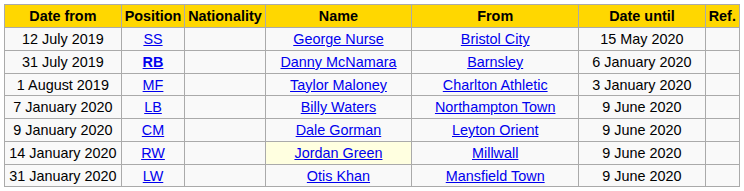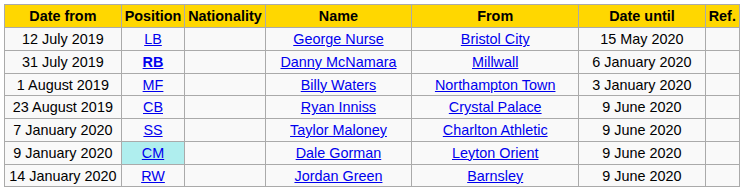(153, 39) SS -> (153, 39) LB
(495, 62) Barnsley -> (495, 62) Millwall
(338, 85) Taylor Maloney -> (338, 85) Billy Waters
(495, 85) Charlton Athletic -> (495, 85) Northampton Town
+ row: (63, 107)
(153, 107) LB -> (153, 130) SS
(338, 107) Billy Waters -> (338, 130) Taylor Maloney
(495, 107) Northampton Town -> (495, 130) Charlton Athletic
(153, 130) no background -> (153, 153) paleturquoise background
(338, 153) lightyellow background -> (338, 176) no background
(495, 153) Millwall -> (495, 176) Barnsley
- row: (63, 176)
